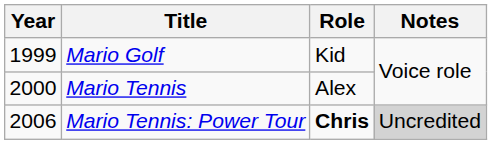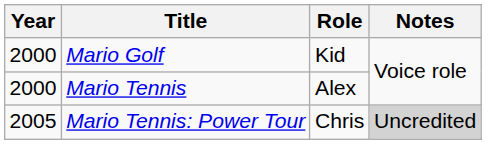(33, 54) 1999 -> (33, 54) 2000
(33, 121) 2006 -> (33, 121) 2005
(342, 121) bold -> (340, 121) normal
